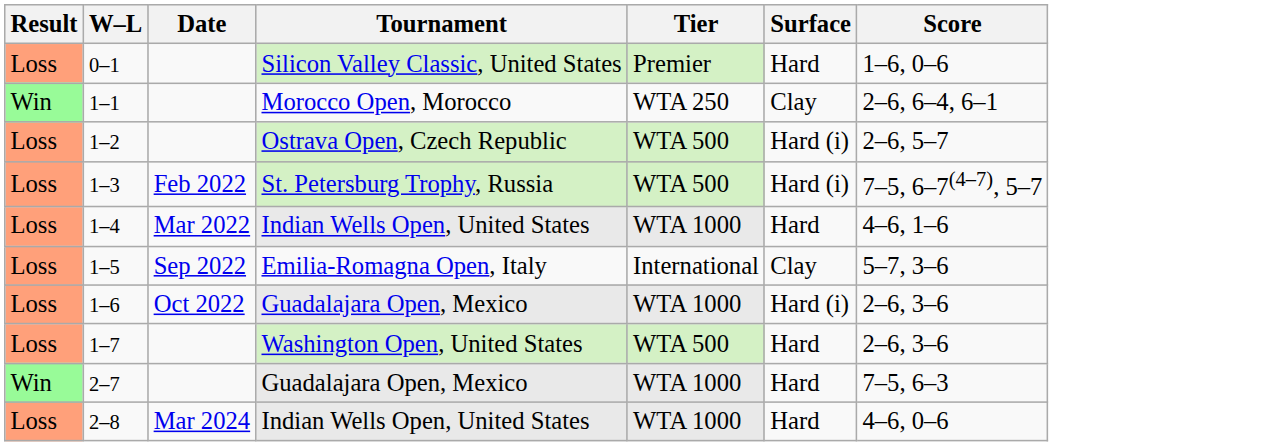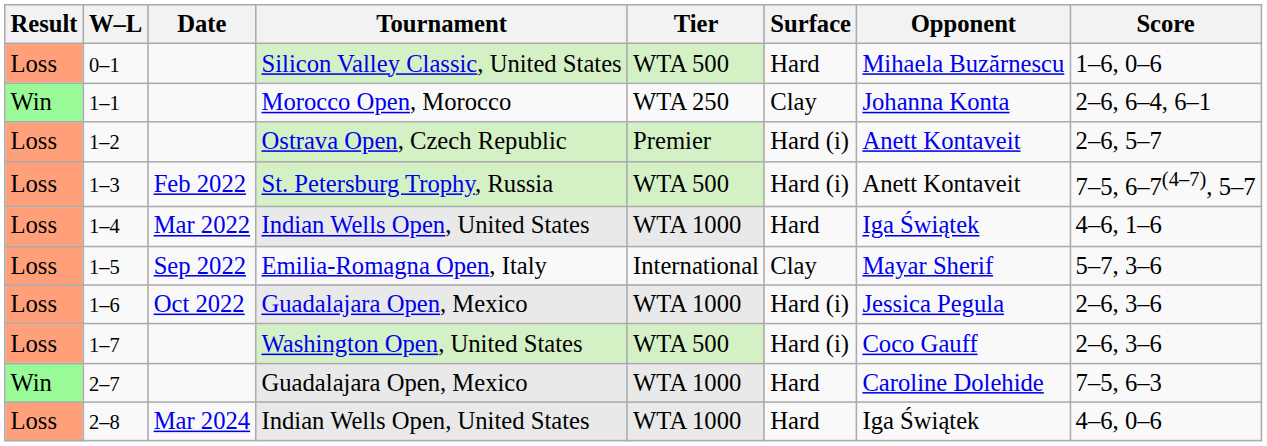+ column: (963, 24)
(672, 63) Premier -> (681, 63) WTA 500
(681, 141) WTA 500 -> (672, 141) Premier
(795, 343) Hard -> (810, 343) Hard (i)
